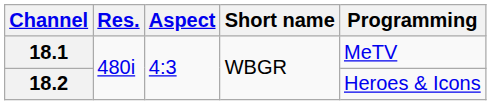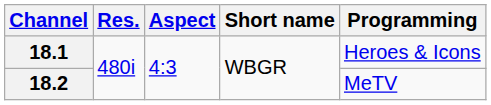(371, 52) MeTV -> (412, 52) Heroes & Icons
(412, 83) Heroes & Icons -> (371, 83) MeTV
